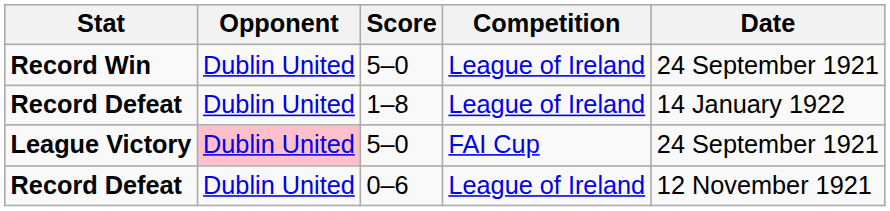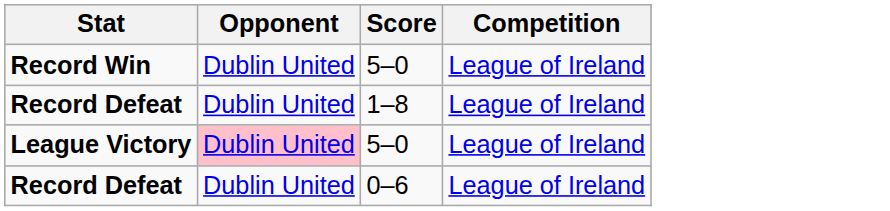- column: (768, 24)
(494, 144) FAI Cup -> (547, 144) League of Ireland
